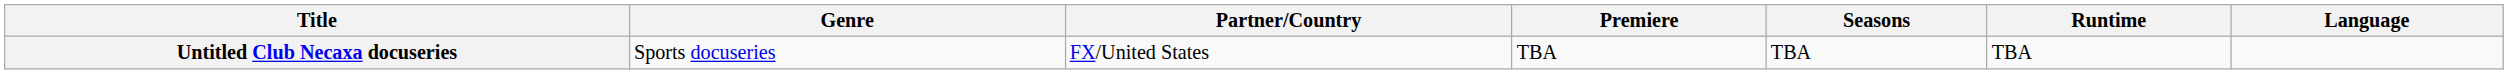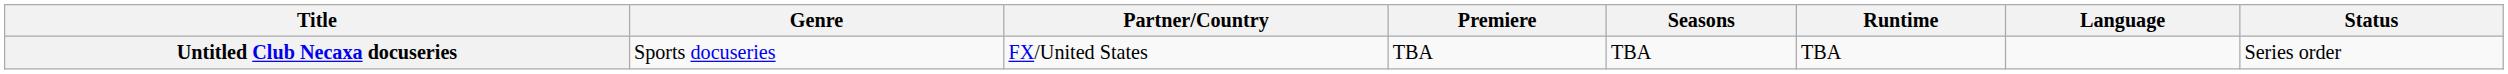+ column: (2372, 20)
